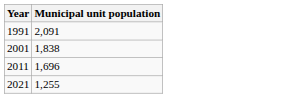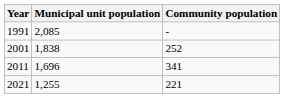+ column: (221, 13)
(47, 31) 2,091 -> (47, 31) 2,085
